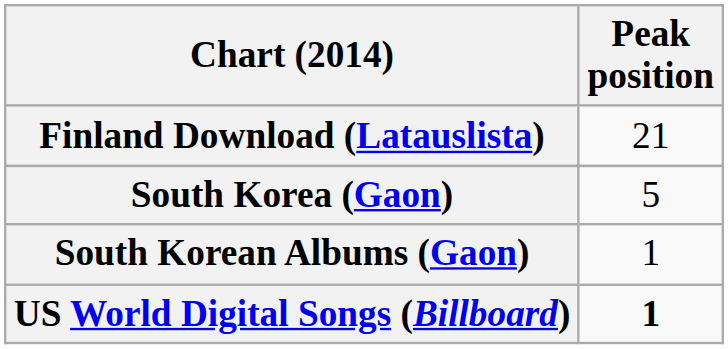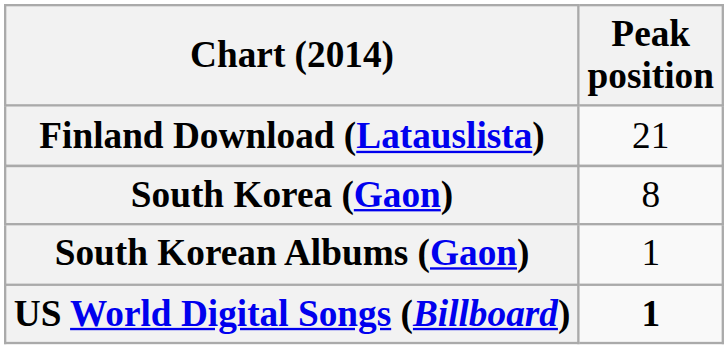(651, 194) 5 -> (651, 194) 8
